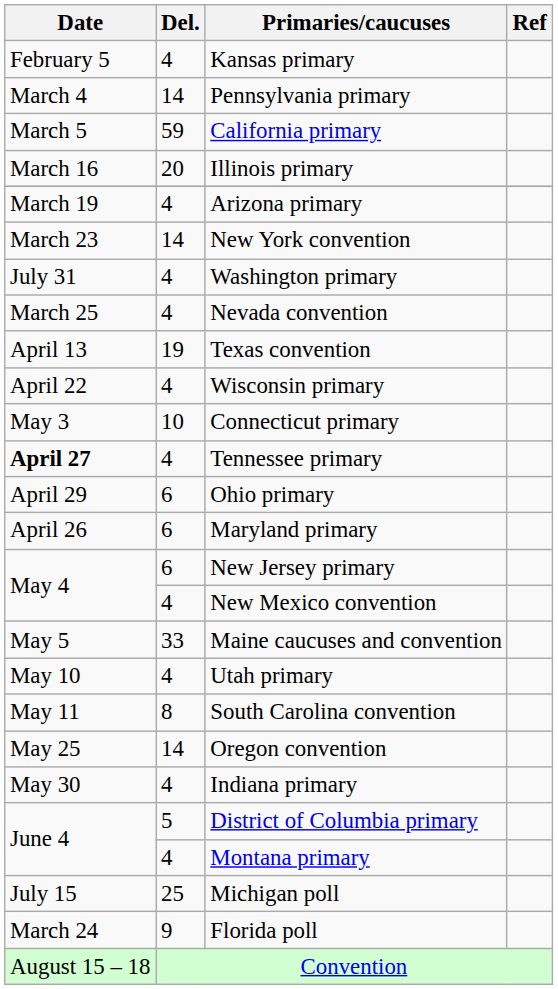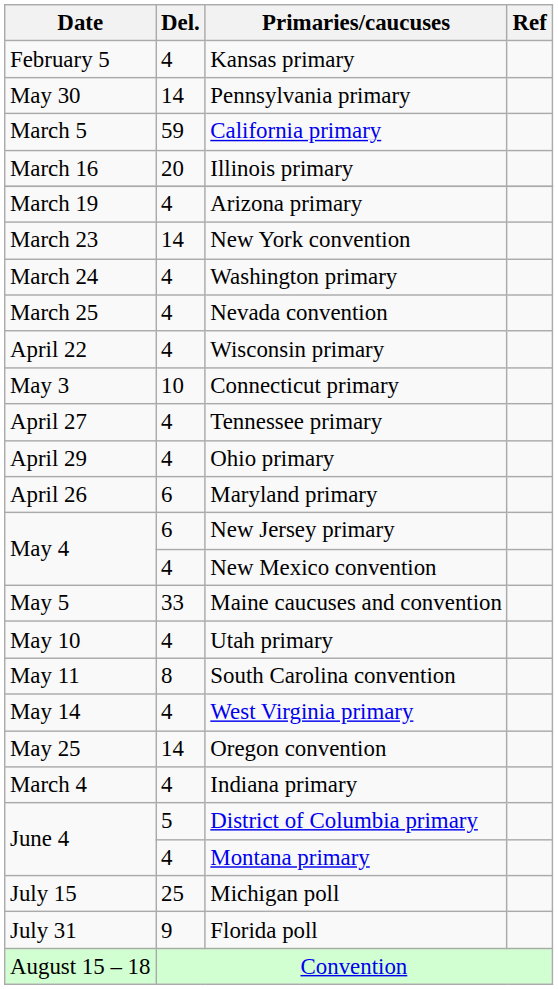(48, 95) March 4 -> (45, 95) May 30
(43, 276) July 31 -> (54, 276) March 24
- row: (291, 349)
(50, 458) bold -> (48, 421) normal
(167, 494) 6 -> (167, 458) 4
+ row: (312, 712)
(45, 784) May 30 -> (48, 784) March 4
(54, 929) March 24 -> (43, 929) July 31
